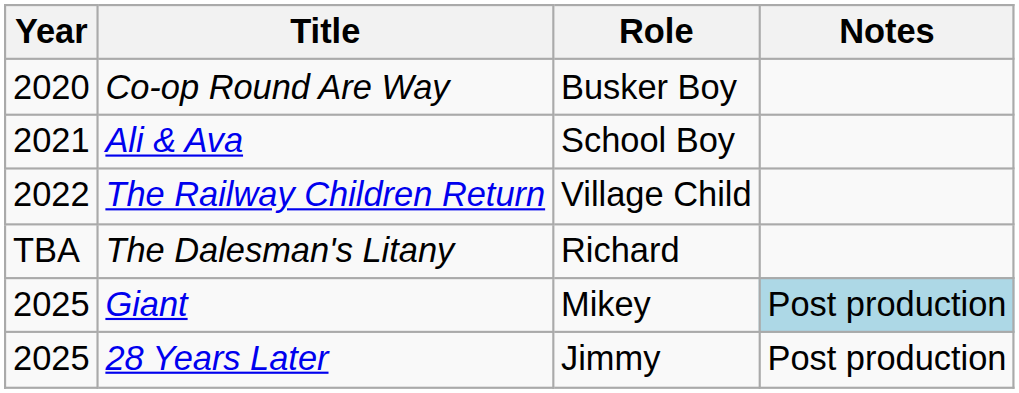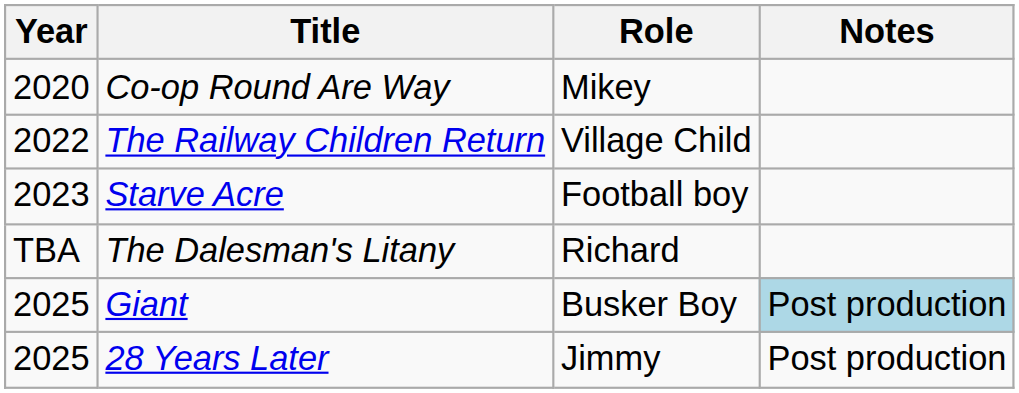(649, 86) Busker Boy -> (606, 86) Mikey
- row: (174, 140)
+ row: (195, 195)
(606, 304) Mikey -> (649, 304) Busker Boy
